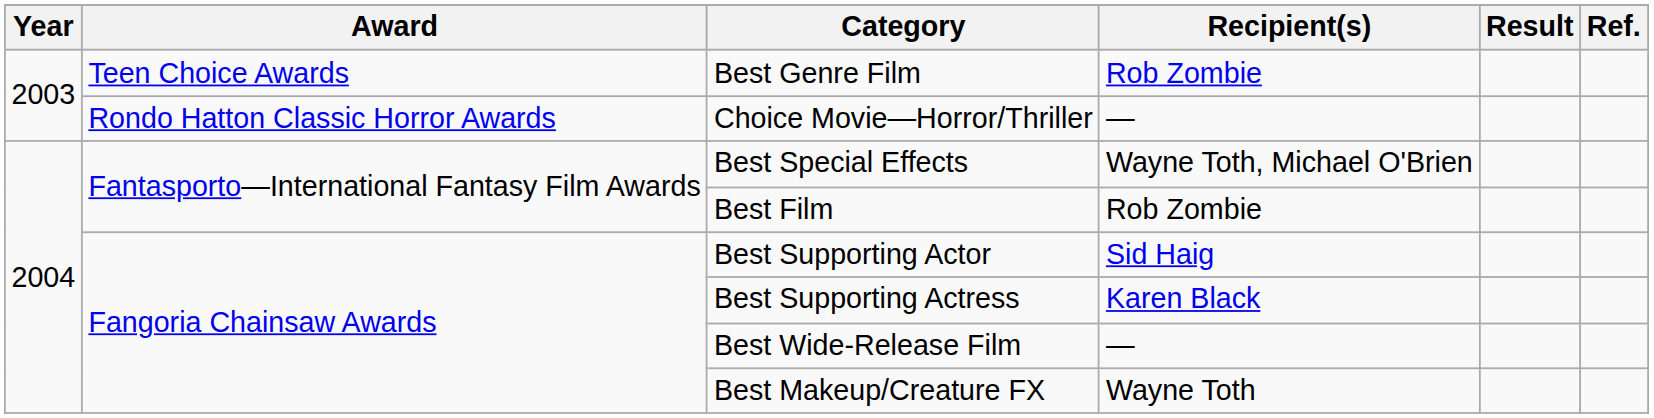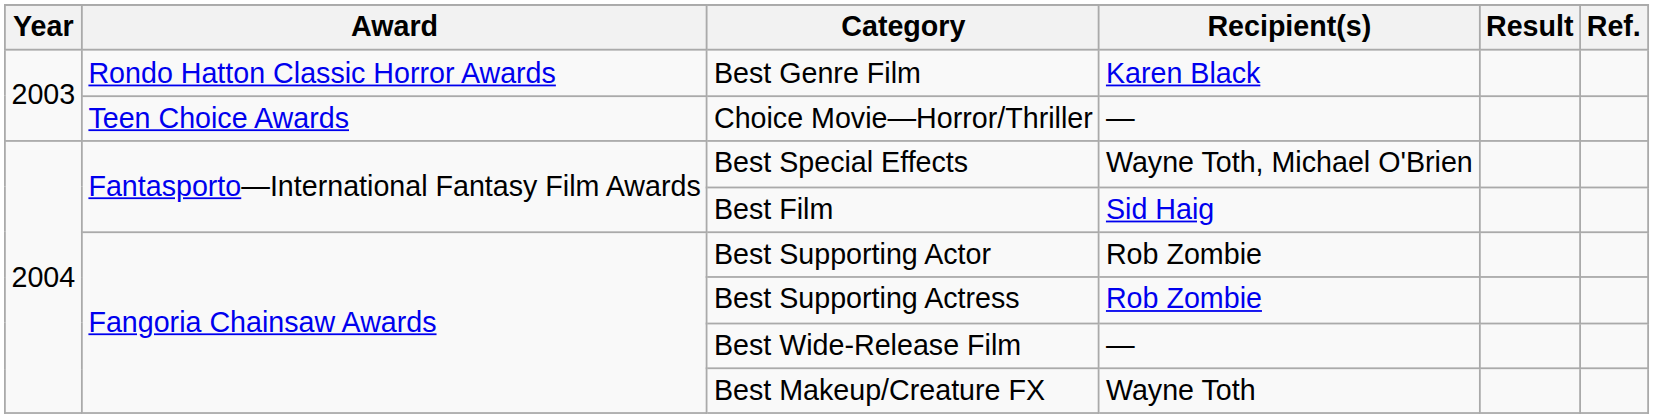(219, 72) Teen Choice Awards -> (322, 72) Rondo Hatton Classic Horror Awards
(1184, 72) Rob Zombie -> (1183, 72) Karen Black
(322, 118) Rondo Hatton Classic Horror Awards -> (219, 118) Teen Choice Awards
(1184, 208) Rob Zombie -> (1160, 208) Sid Haig
(1160, 254) Sid Haig -> (1184, 254) Rob Zombie
(1183, 299) Karen Black -> (1184, 299) Rob Zombie
